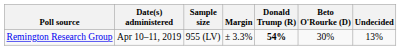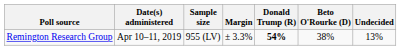(325, 37) 30% -> (325, 37) 38%
